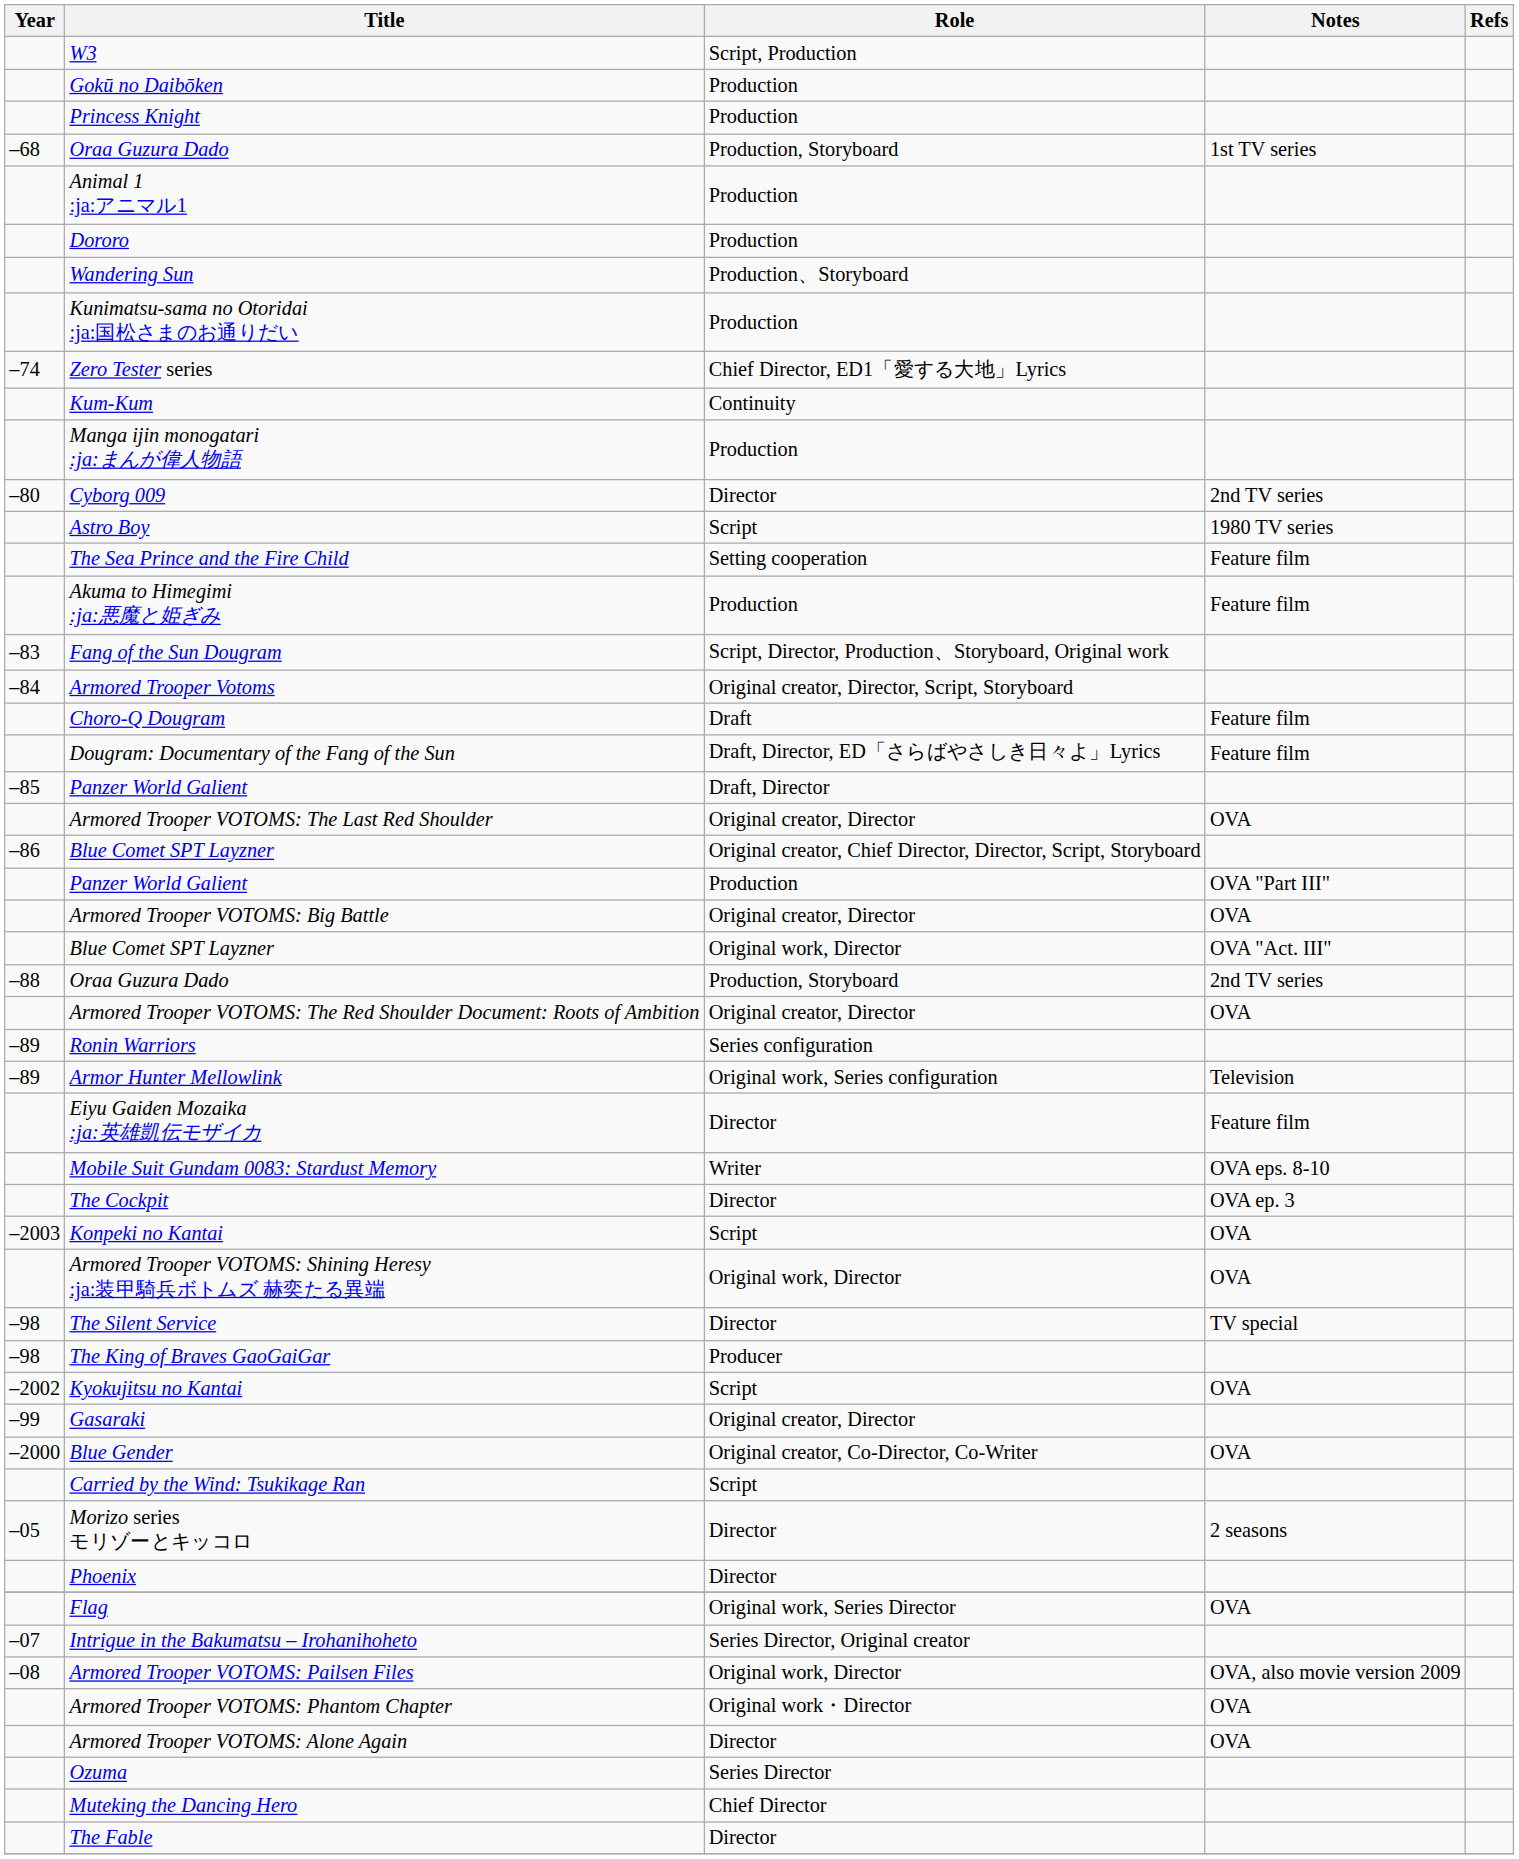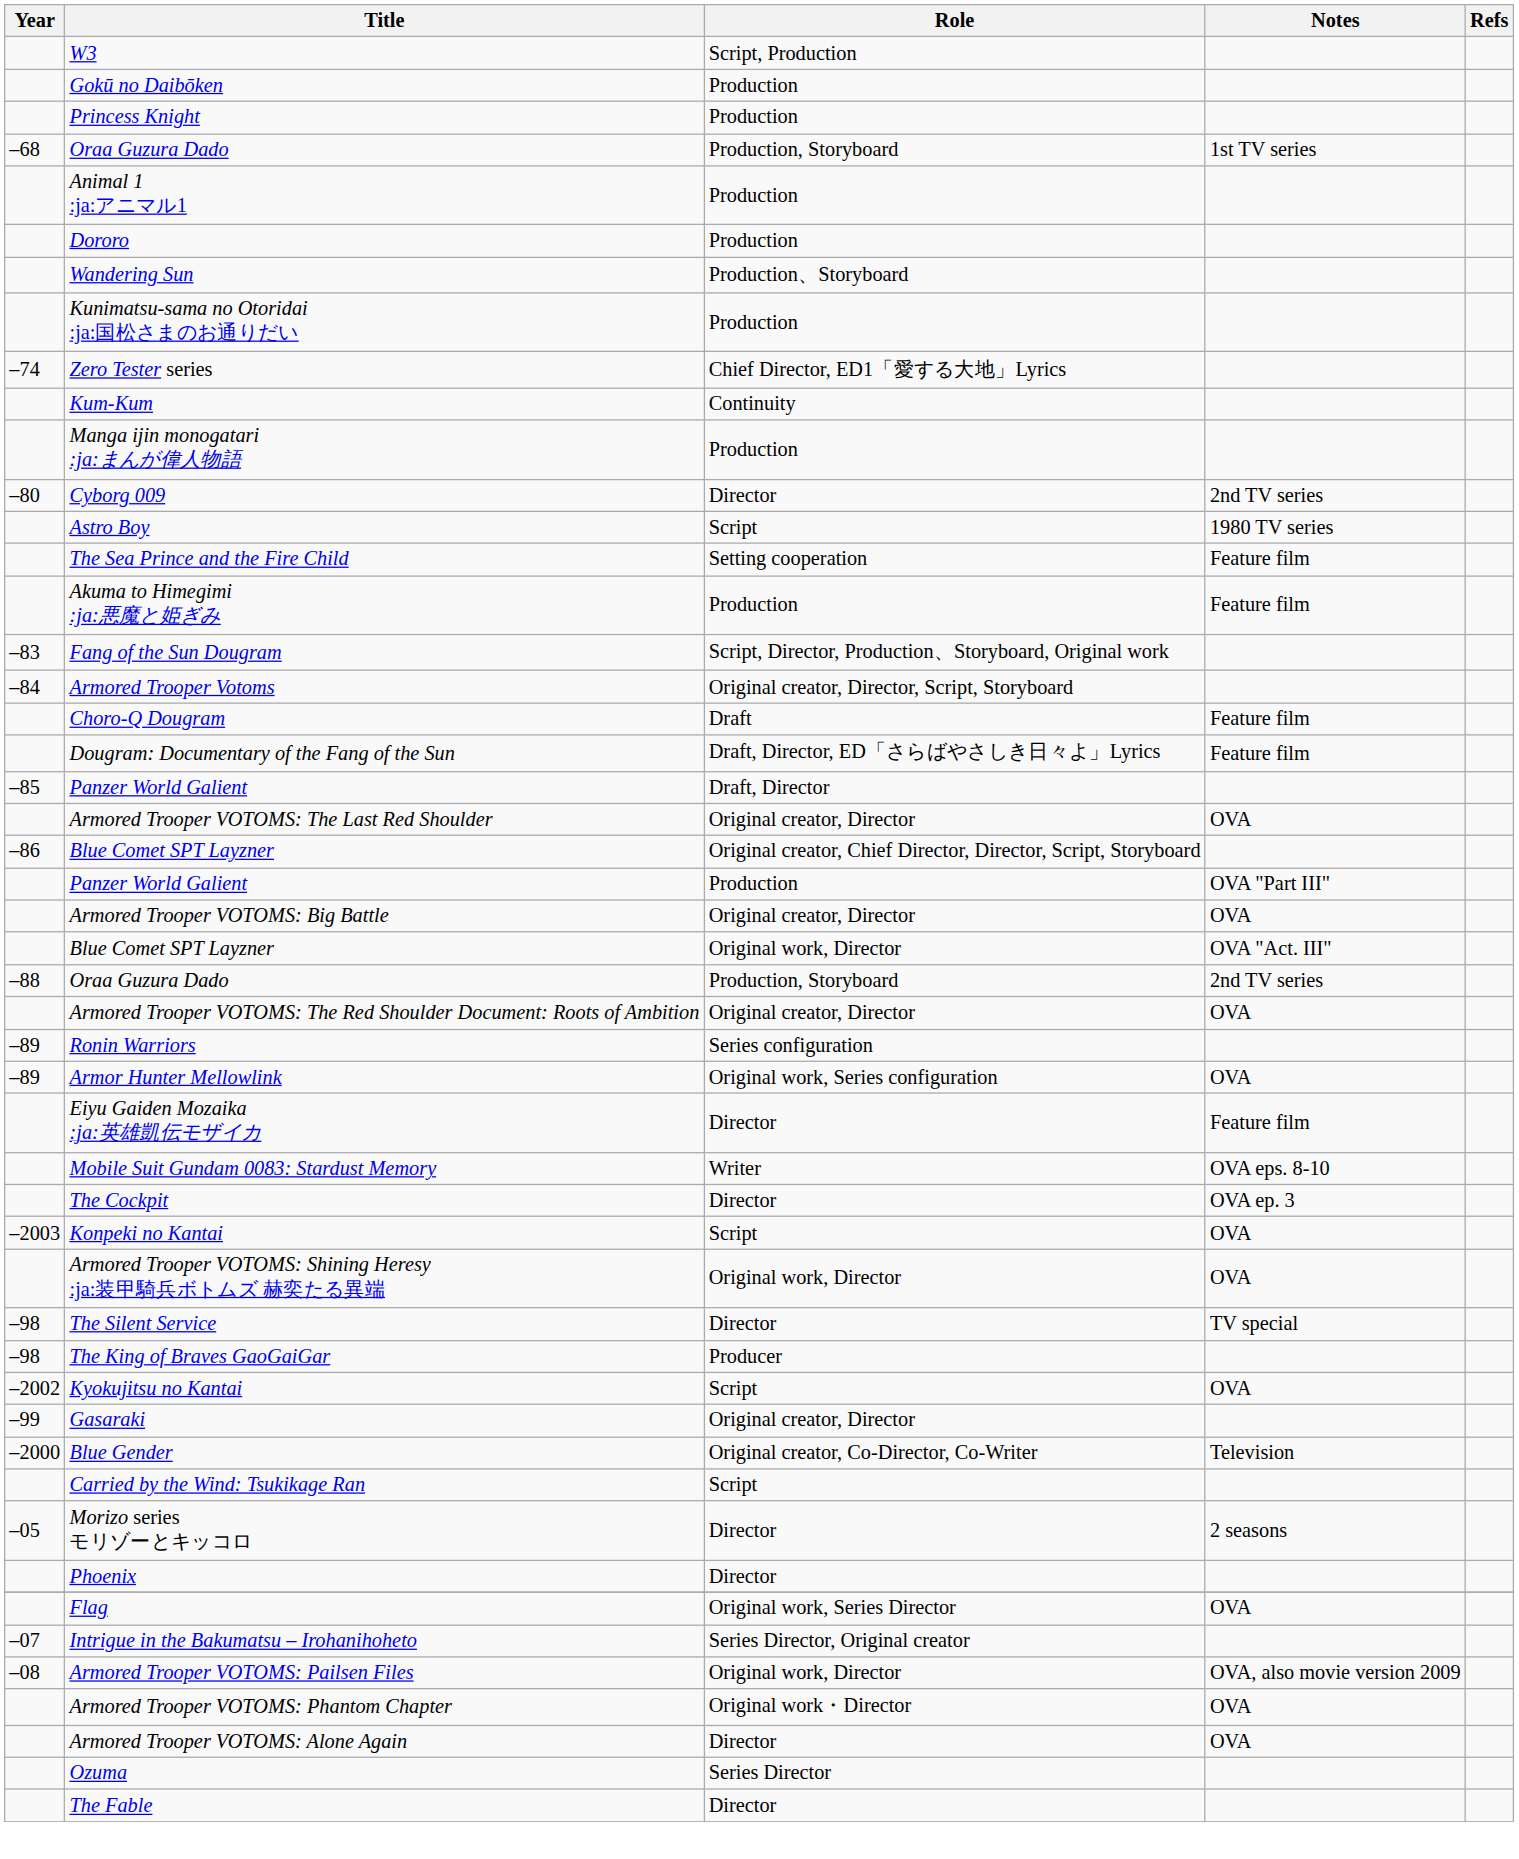(1252, 1077) Television -> (1231, 1077) OVA
(1231, 1452) OVA -> (1252, 1452) Television
- row: (35, 1806)
